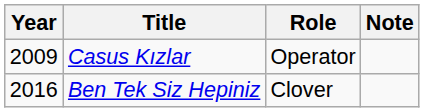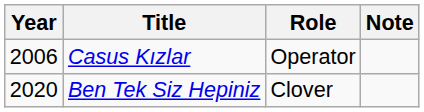(34, 56) 2009 -> (34, 56) 2006
(34, 90) 2016 -> (34, 90) 2020
